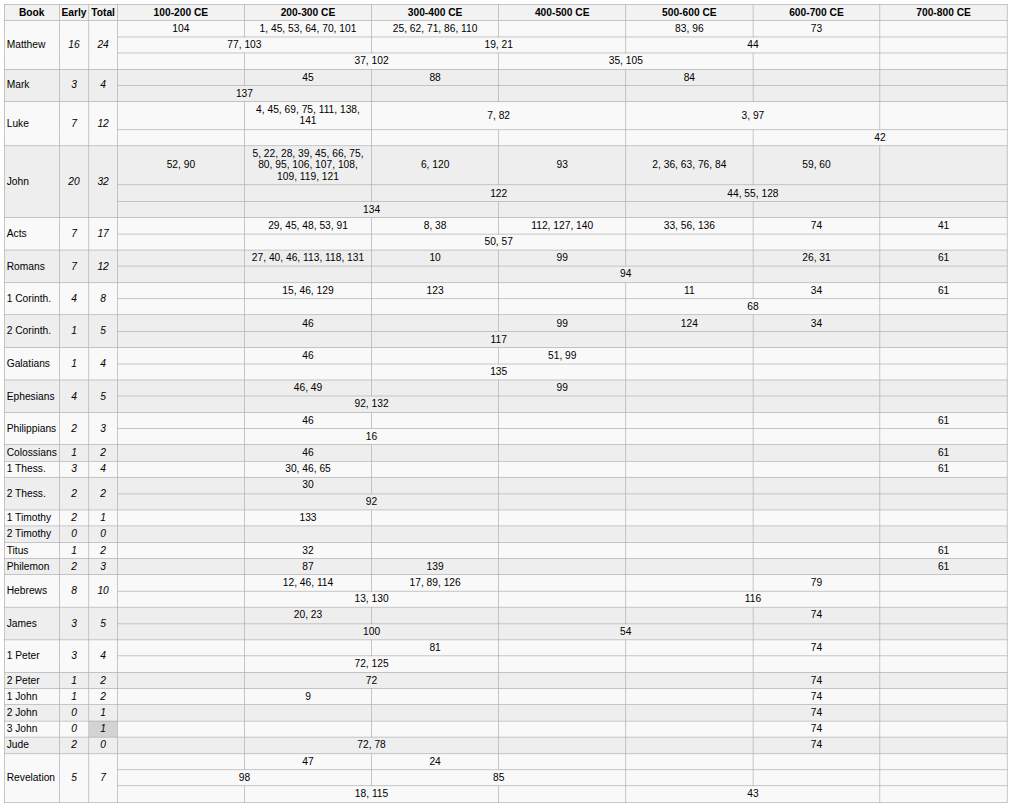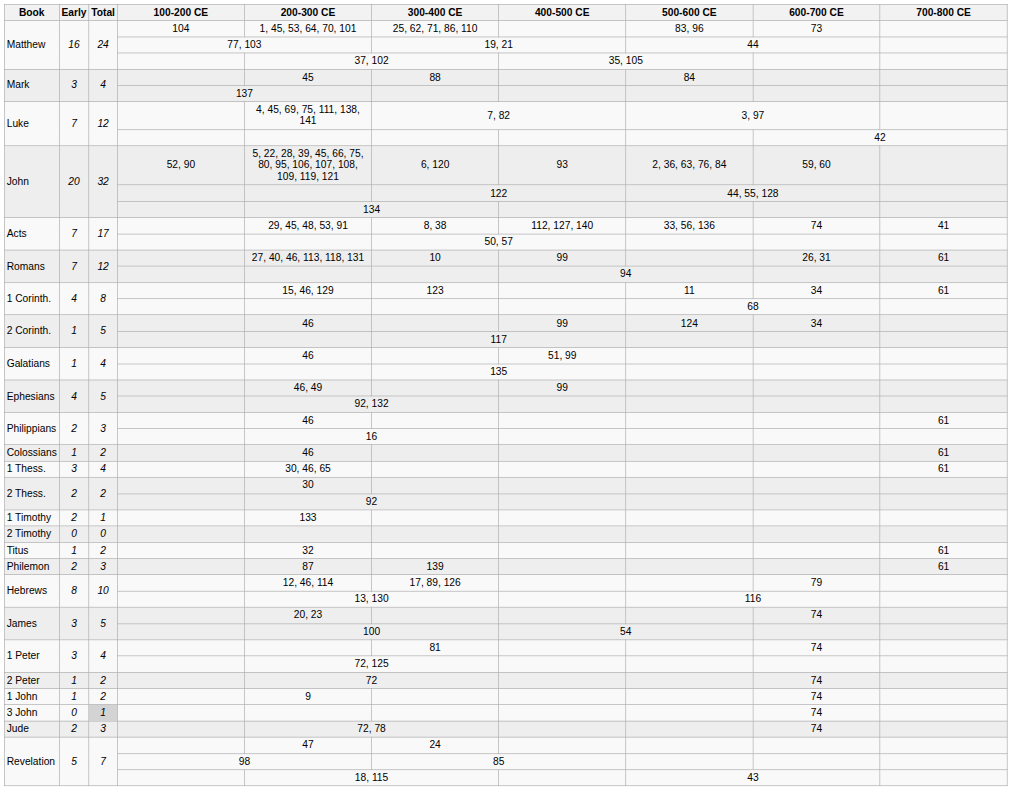- row: (22, 713)
(103, 745) 0 -> (103, 729) 3
